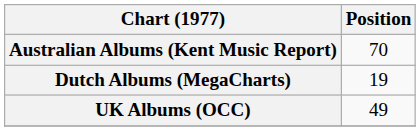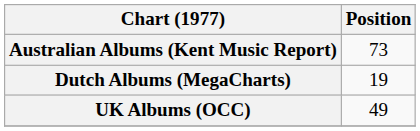(378, 49) 70 -> (378, 49) 73
